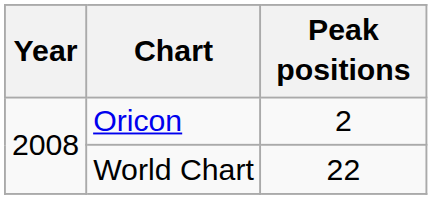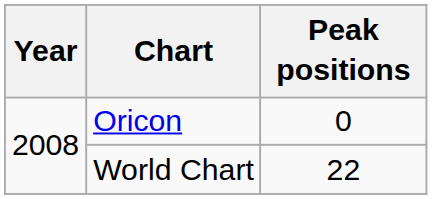(343, 121) 2 -> (343, 121) 0
